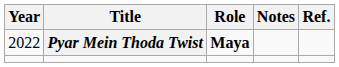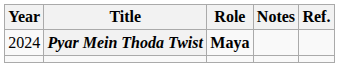(24, 42) 2022 -> (24, 42) 2024
